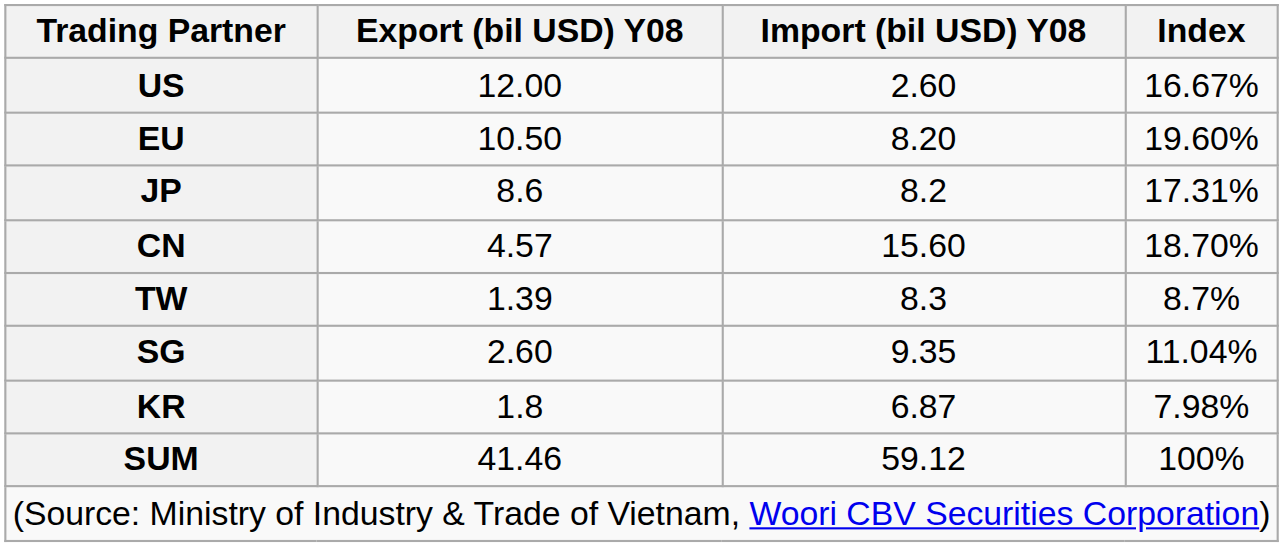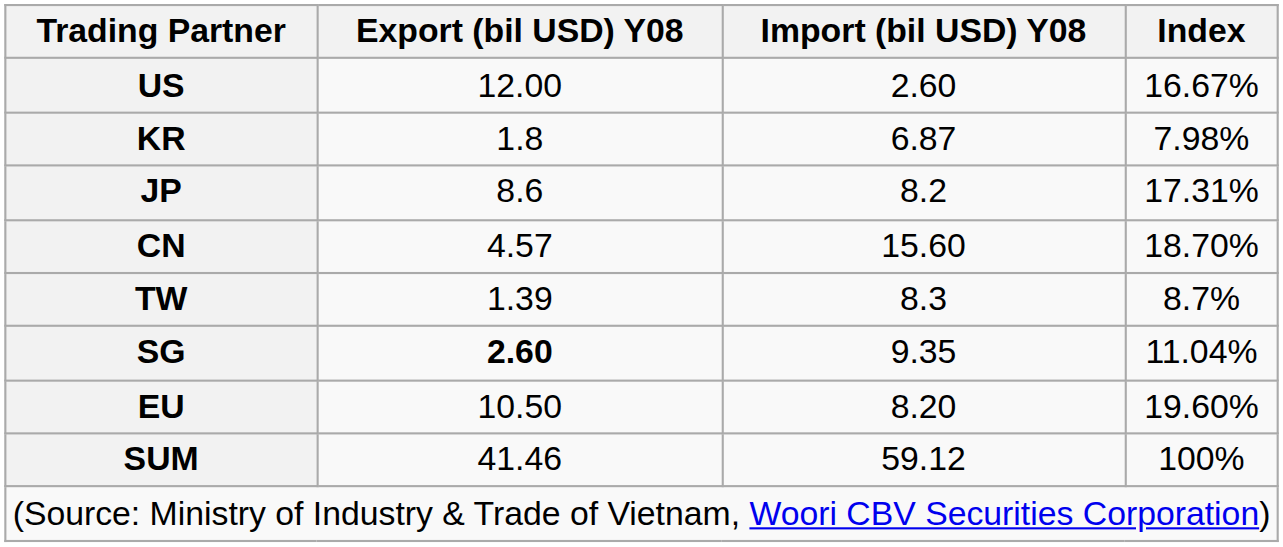rows swapped: (161, 138) <-> (161, 406)
(520, 352) normal -> (520, 352) bold
